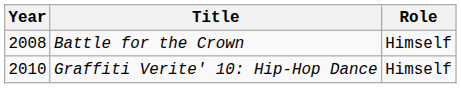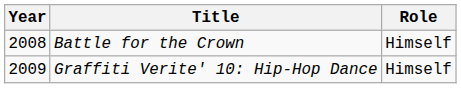(27, 69) 2010 -> (27, 69) 2009
